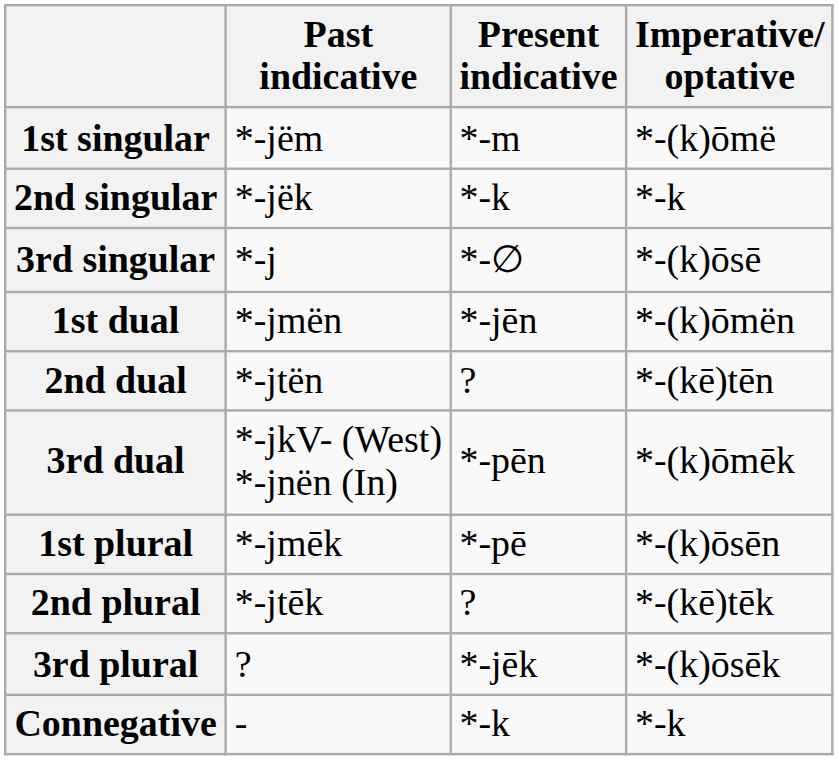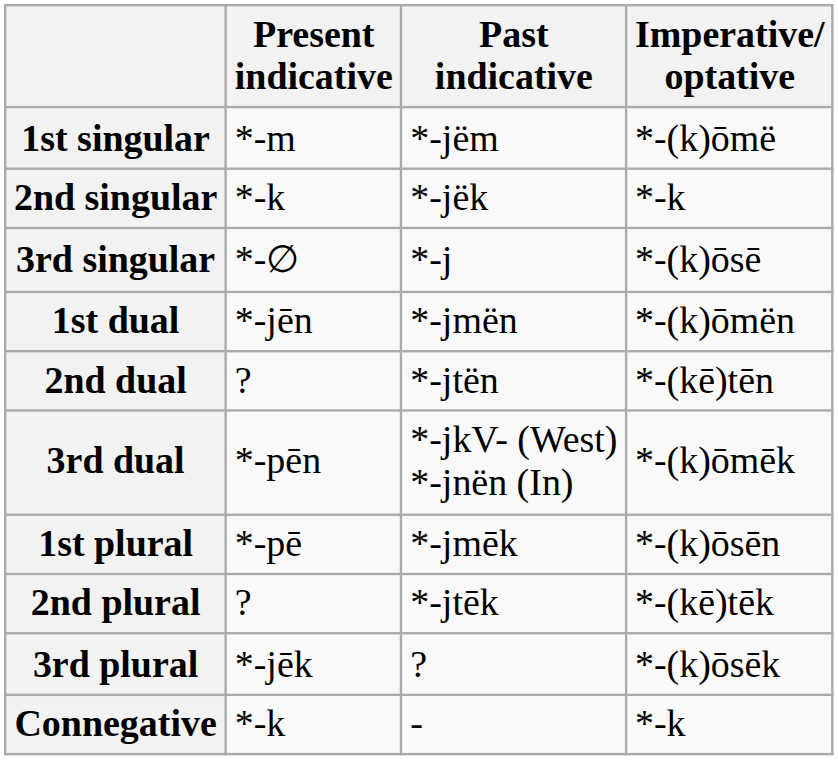columns swapped: (538, 55) <-> (338, 55)
